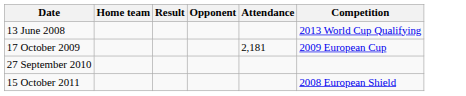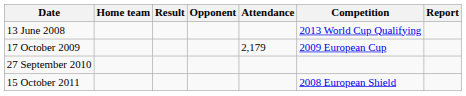+ column: (443, 13)
(253, 47) 2,181 -> (253, 47) 2,179
